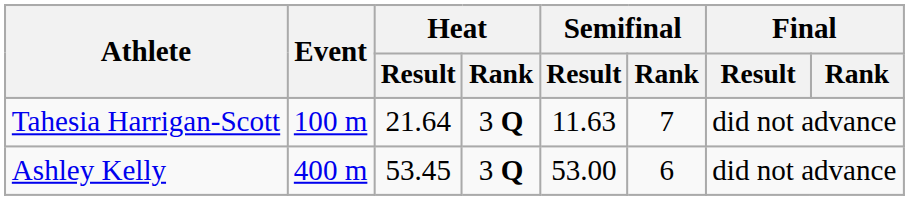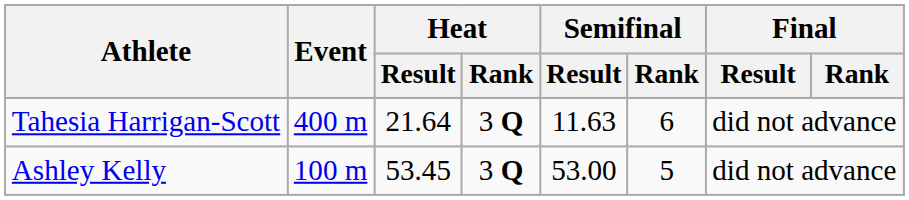(331, 122) 100 m -> (331, 122) 400 m
(667, 122) 7 -> (667, 122) 6
(331, 170) 400 m -> (331, 170) 100 m
(667, 170) 6 -> (667, 170) 5
